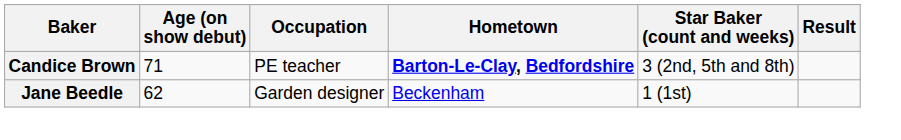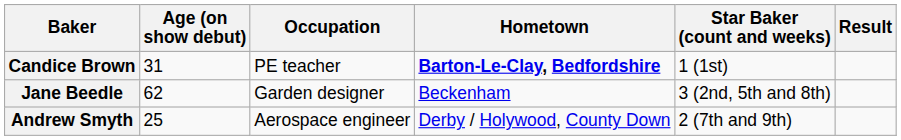(153, 65) 71 -> (153, 65) 31
(718, 65) 3 (2nd, 5th and 8th) -> (703, 65) 1 (1st)
(667, 93) 1 (1st) -> (755, 93) 3 (2nd, 5th and 8th)
+ row: (72, 120)
